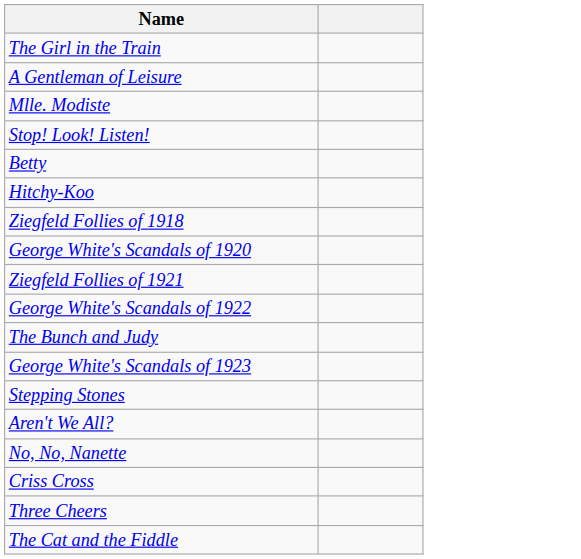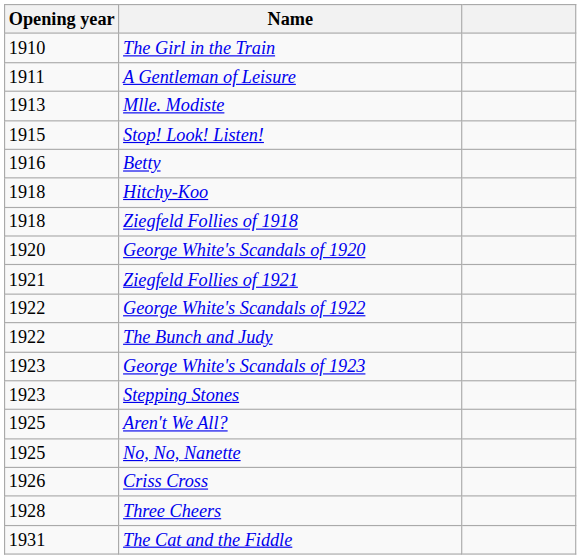+ column: (62, 18)
